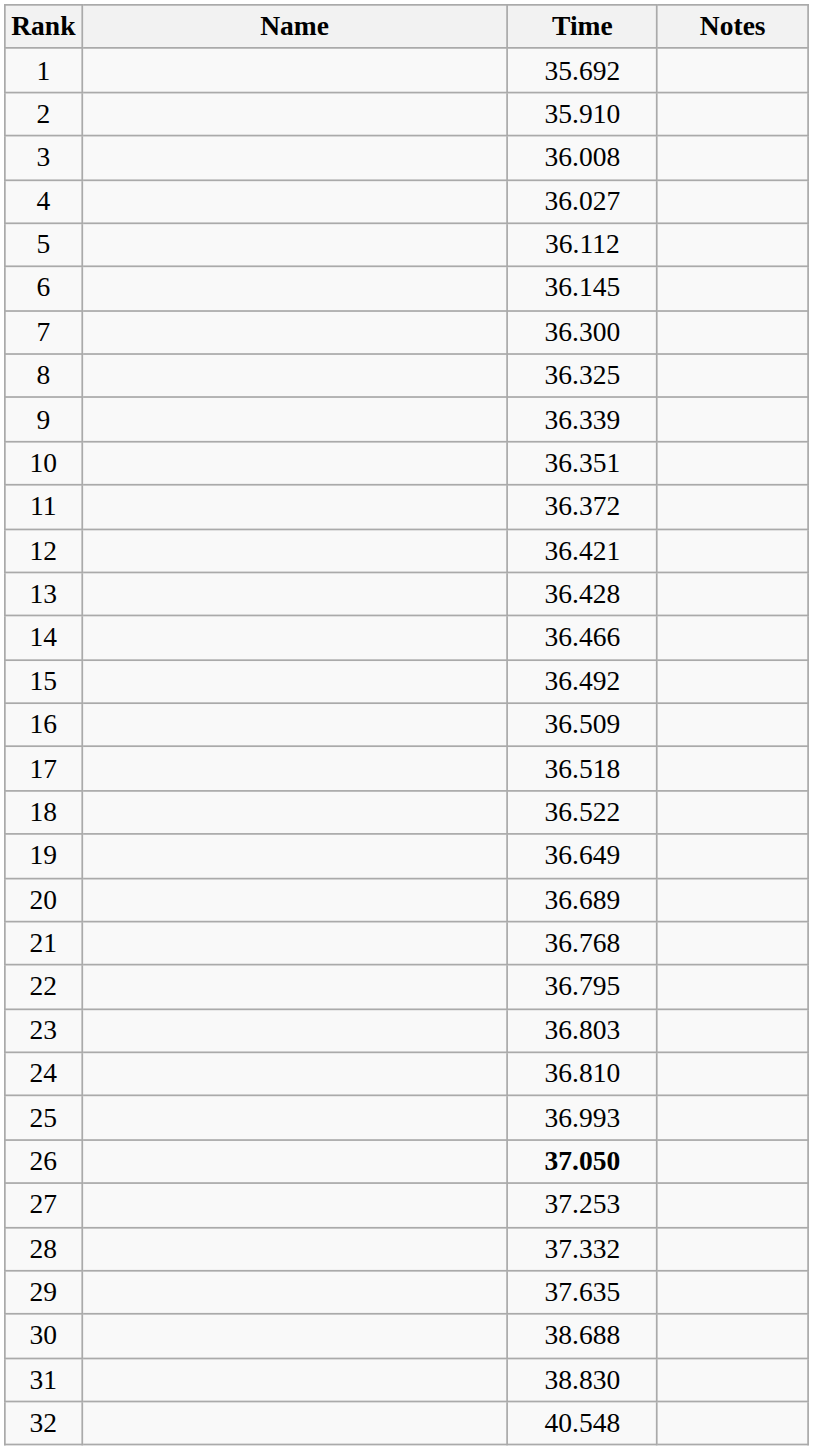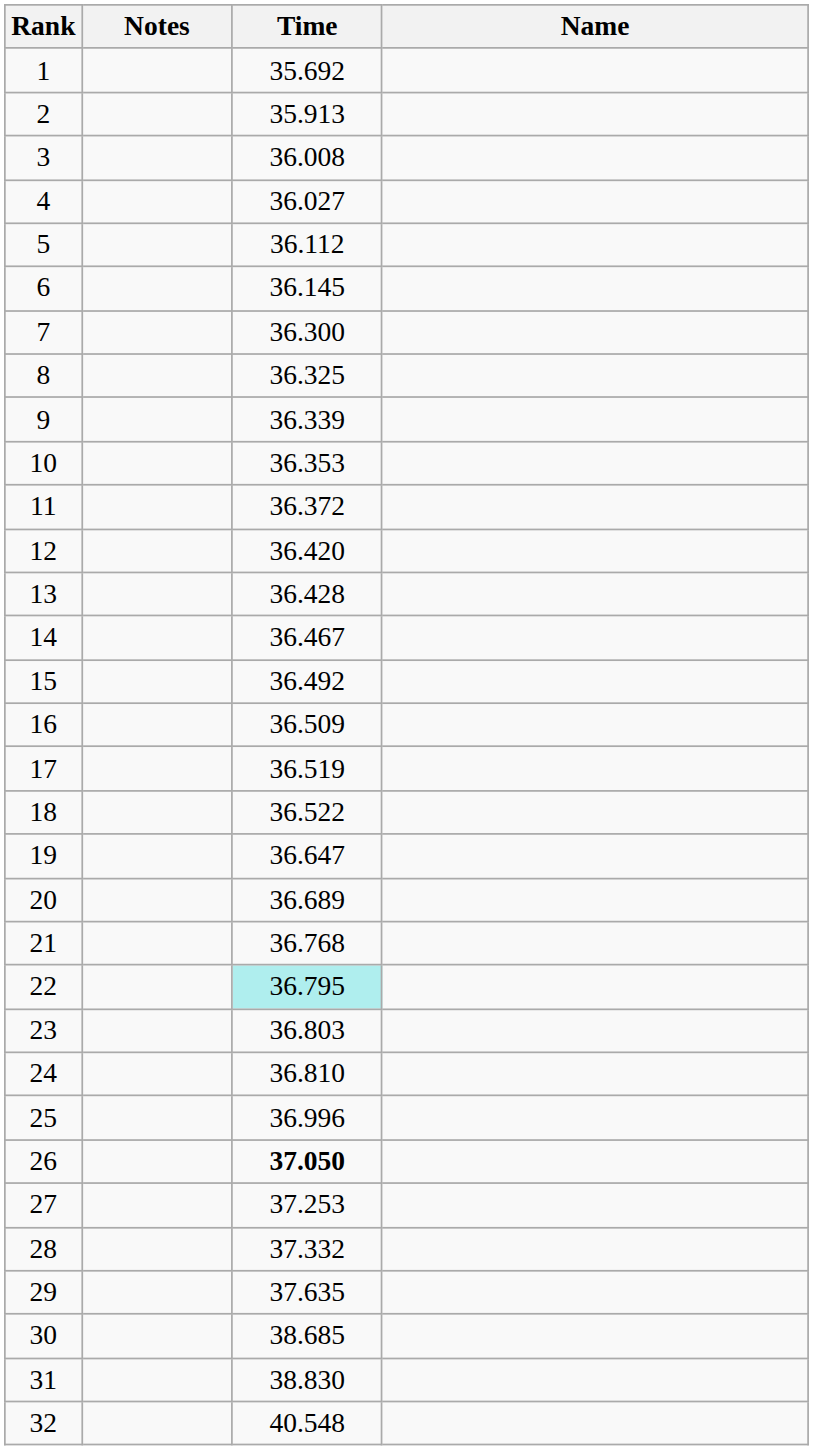columns swapped: (295, 26) <-> (733, 26)
(582, 113) 35.910 -> (307, 113) 35.913
(582, 462) 36.351 -> (307, 462) 36.353
(582, 550) 36.421 -> (307, 550) 36.420
(582, 637) 36.466 -> (307, 637) 36.467
(582, 768) 36.518 -> (307, 768) 36.519
(582, 855) 36.649 -> (307, 855) 36.647
(582, 986) no background -> (307, 986) paleturquoise background
(582, 1117) 36.993 -> (307, 1117) 36.996
(582, 1335) 38.688 -> (307, 1335) 38.685
